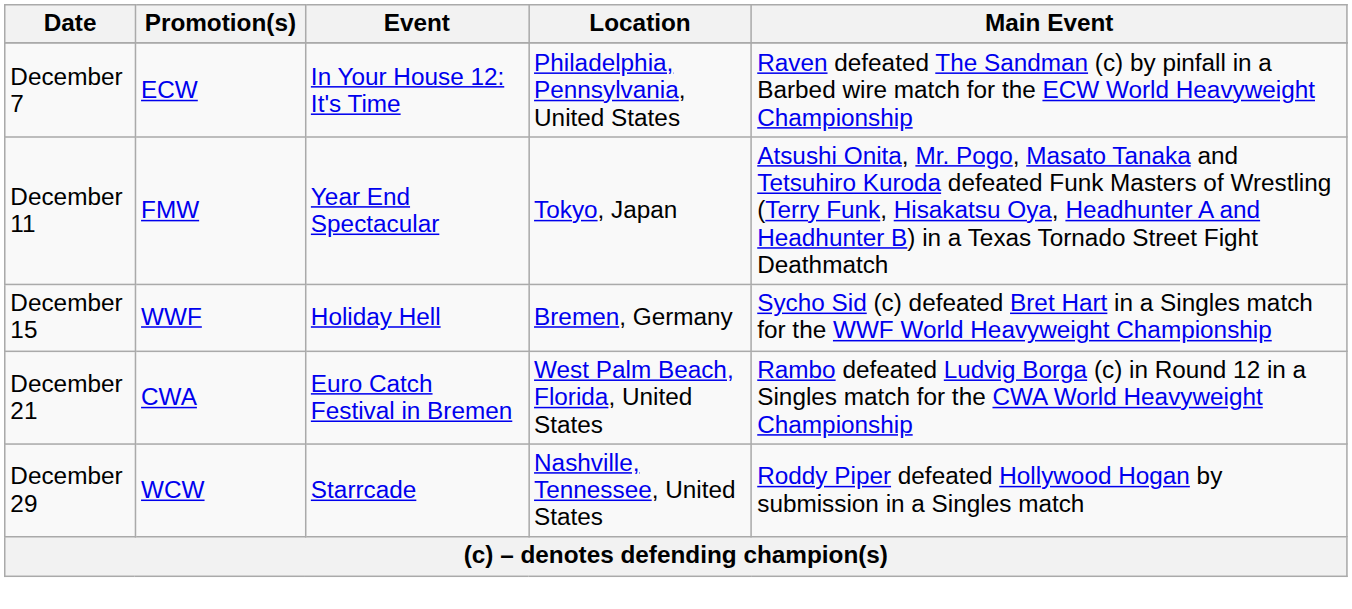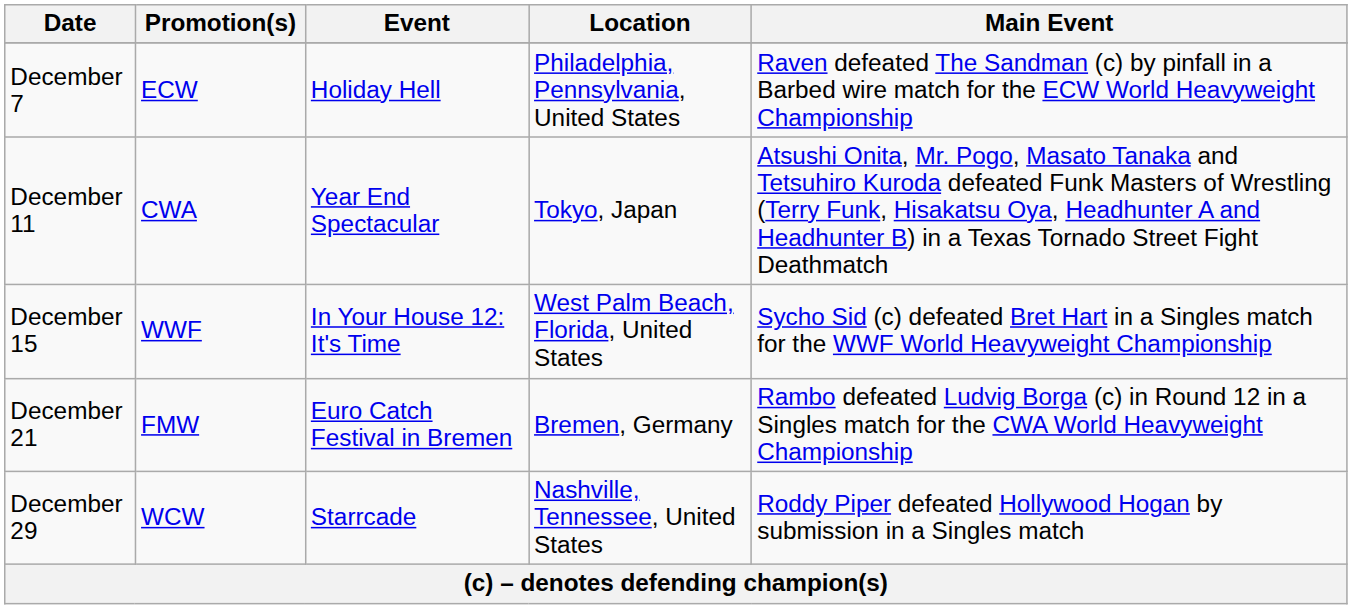(408, 89) In Your House 12: It's Time -> (376, 89) Holiday Hell
(170, 210) FMW -> (169, 210) CWA
(376, 317) Holiday Hell -> (408, 331) In Your House 12: It's Time
(633, 317) Bremen, Germany -> (634, 331) West Palm Beach, Florida, United States
(169, 396) CWA -> (170, 424) FMW
(634, 396) West Palm Beach, Florida, United States -> (633, 424) Bremen, Germany
